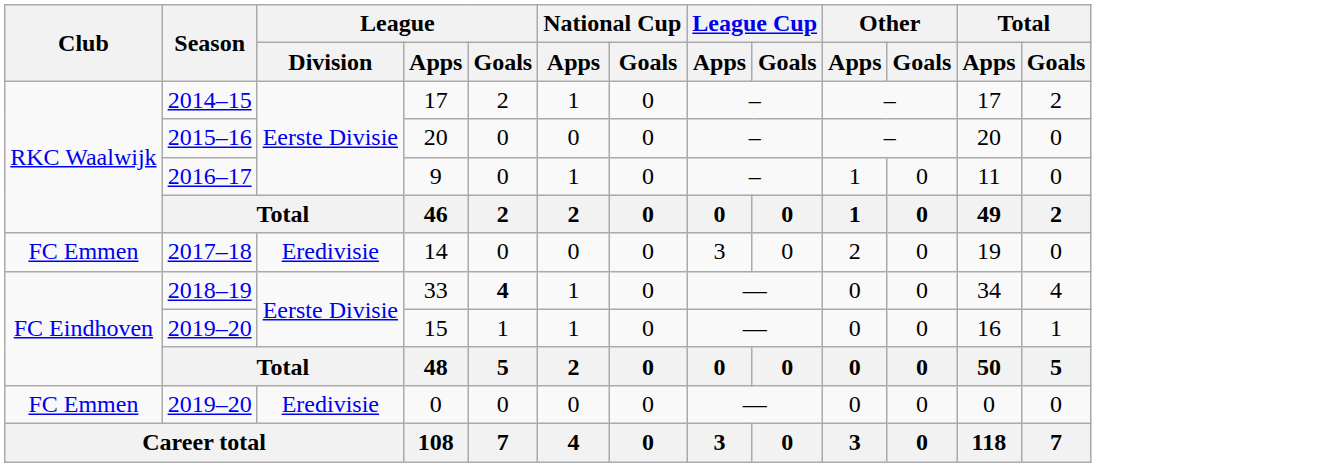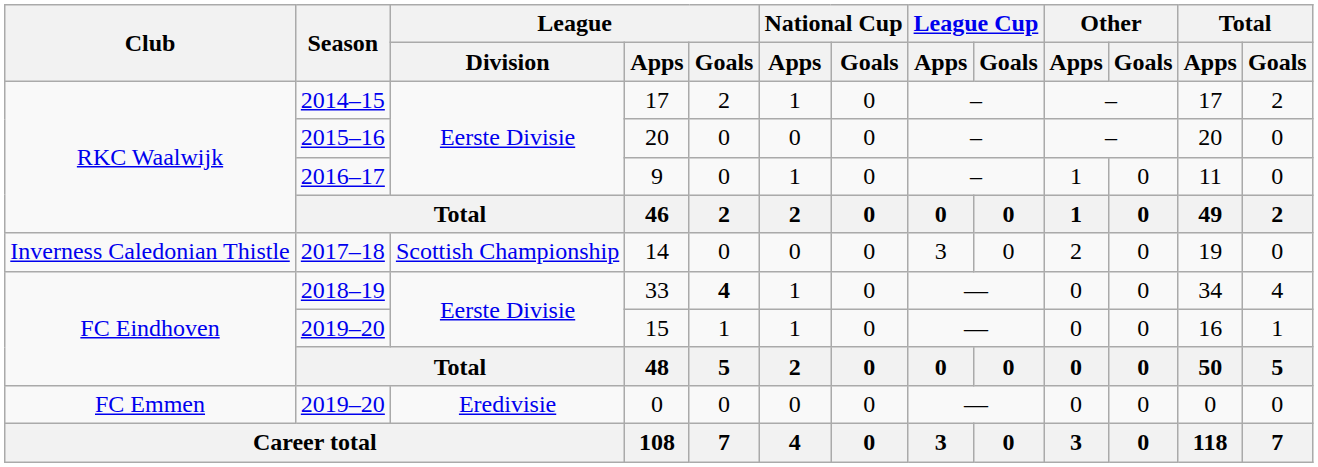(83, 251) FC Emmen -> (150, 251) Inverness Caledonian Thistle
(330, 251) Eredivisie -> (508, 251) Scottish Championship
